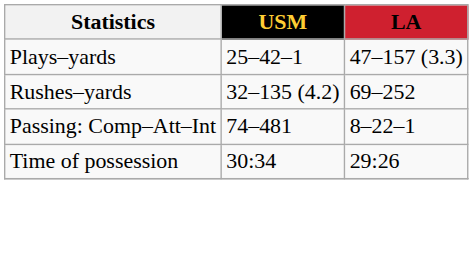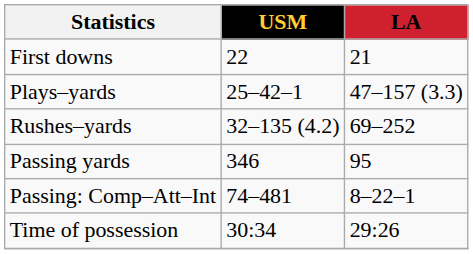+ row: (61, 56)
+ row: (70, 160)
